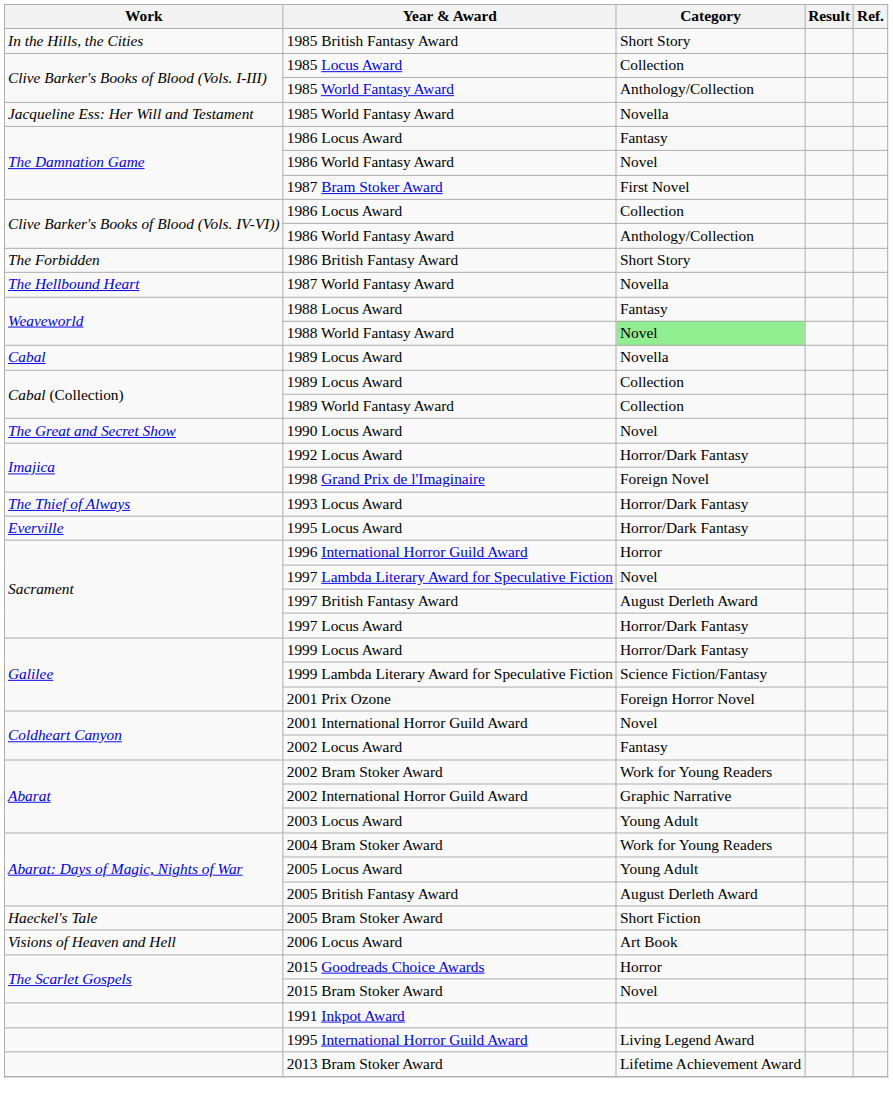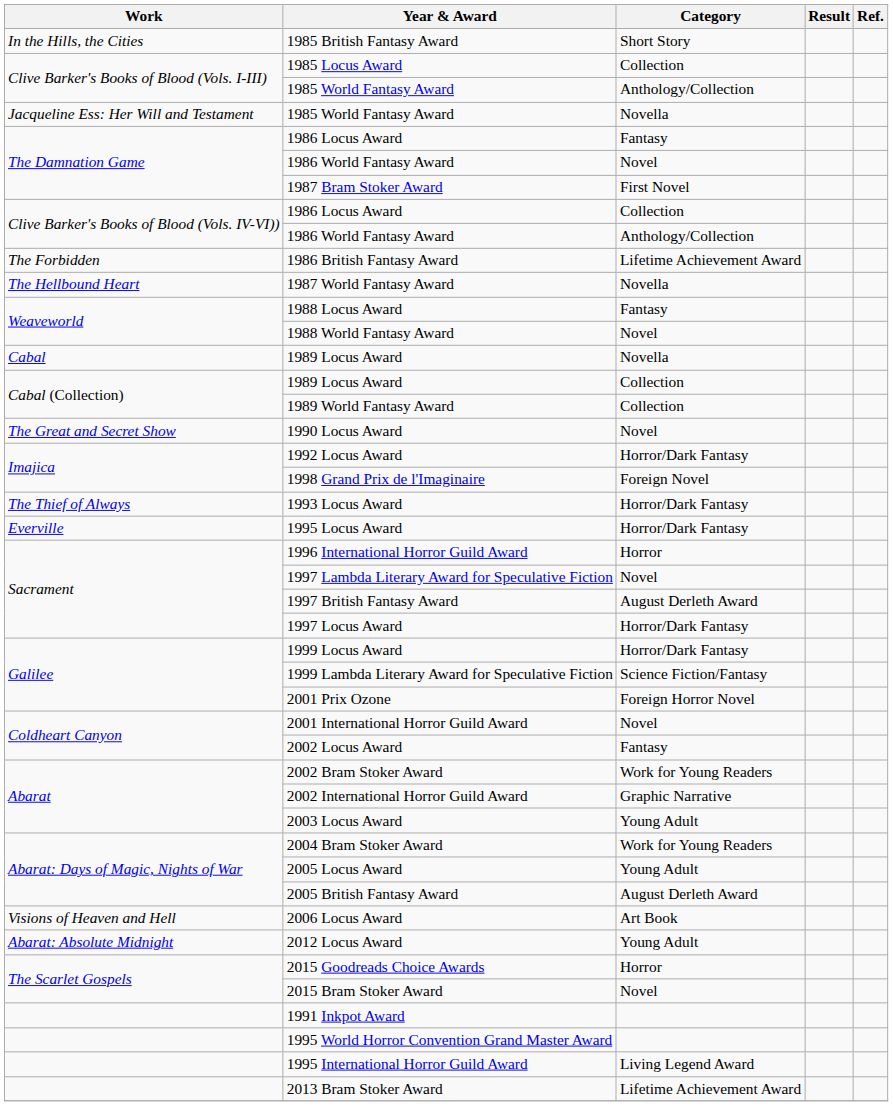(655, 260) Short Story -> (711, 260) Lifetime Achievement Award
(639, 333) lightgreen background -> (639, 333) no background
- row: (53, 917)
+ row: (91, 942)
+ row: (144, 1040)
